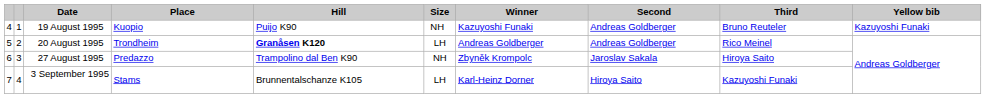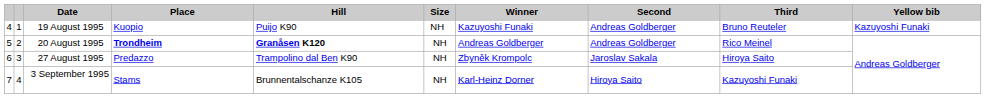(136, 43) normal -> (138, 43) bold
(440, 43) LH -> (440, 43) NH
(440, 79) LH -> (440, 79) NH
